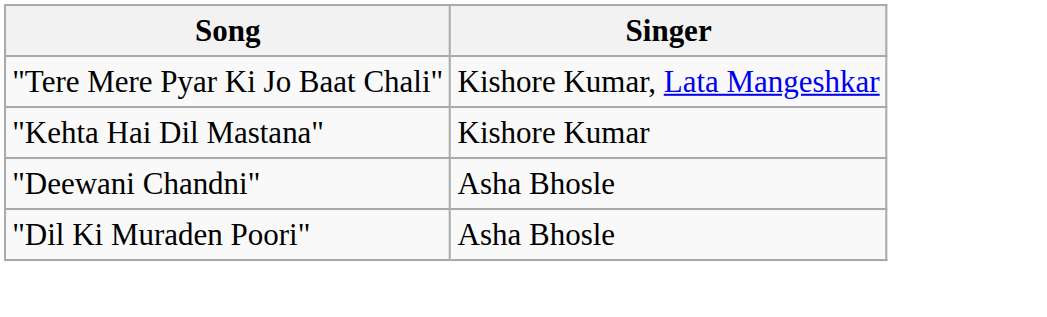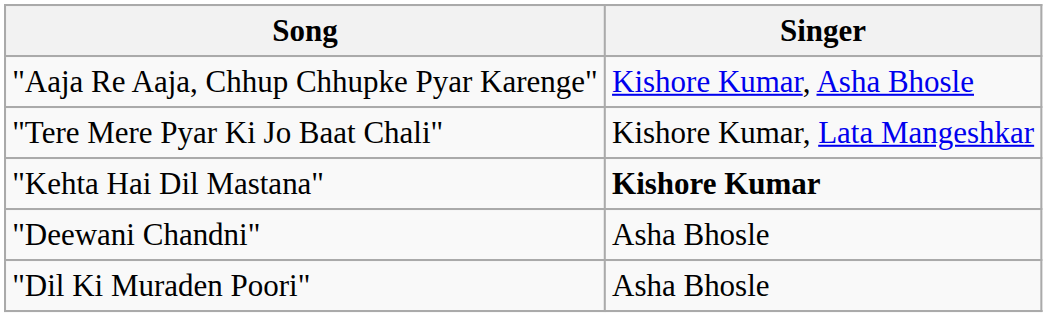+ row: (305, 81)
(554, 132) normal -> (716, 183) bold
